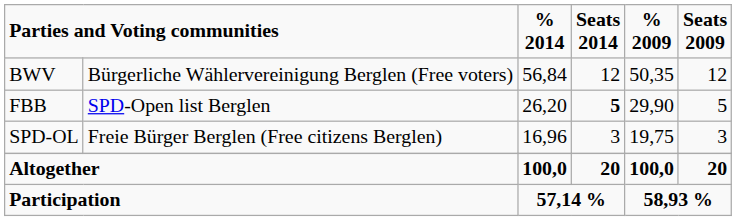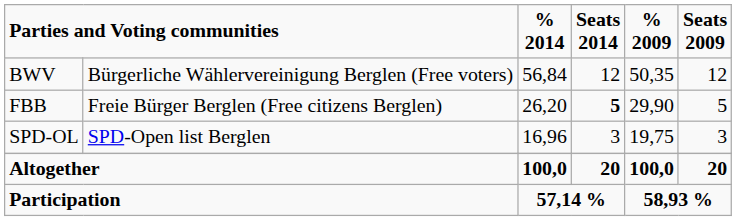(179, 105) SPD-Open list Berglen -> (265, 105) Freie Bürger Berglen (Free citizens Berglen)
(265, 136) Freie Bürger Berglen (Free citizens Berglen) -> (179, 136) SPD-Open list Berglen
